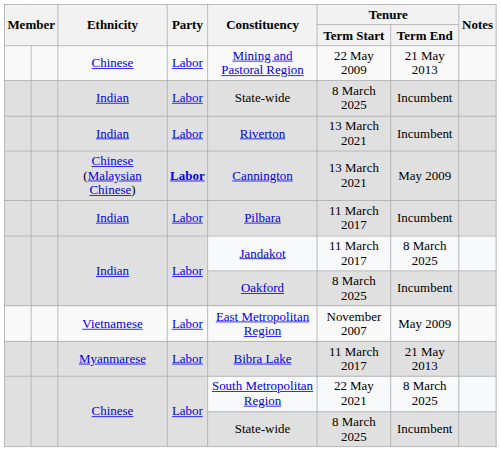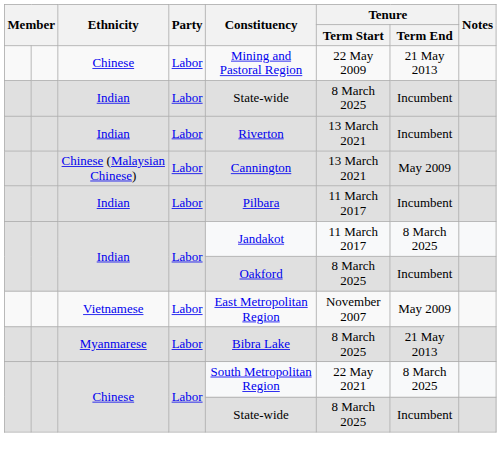(187, 175) bold -> (187, 168) normal
(354, 358) 11 March 2017 -> (353, 344) 8 March 2025
